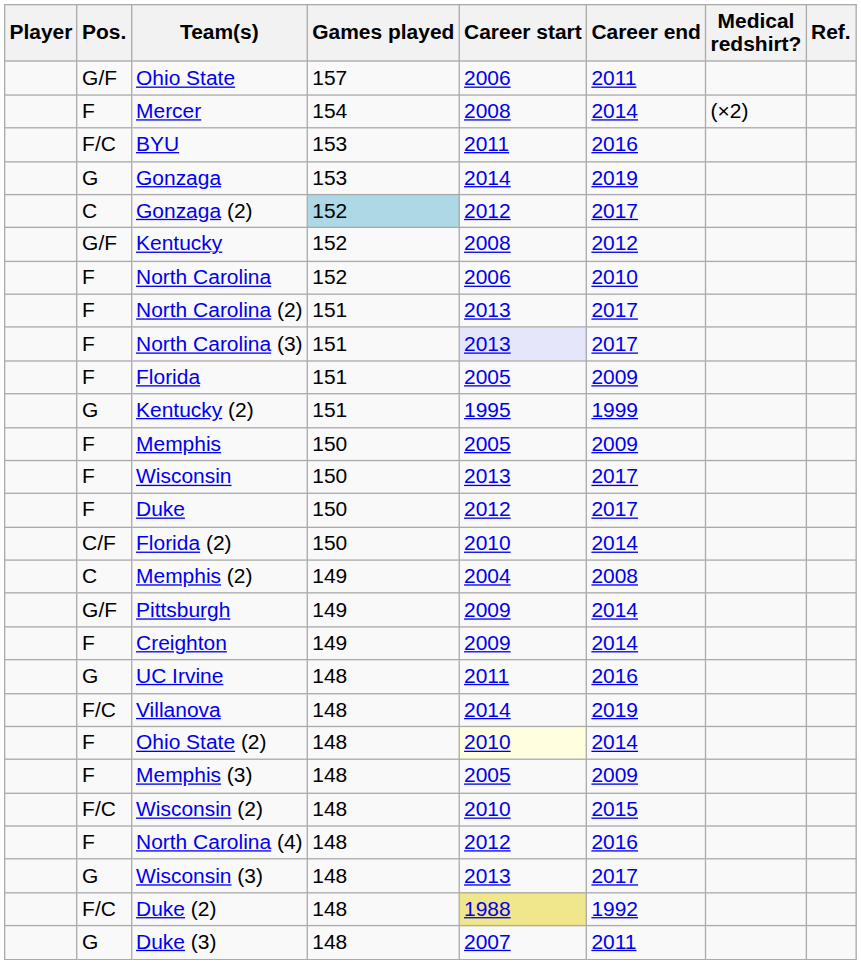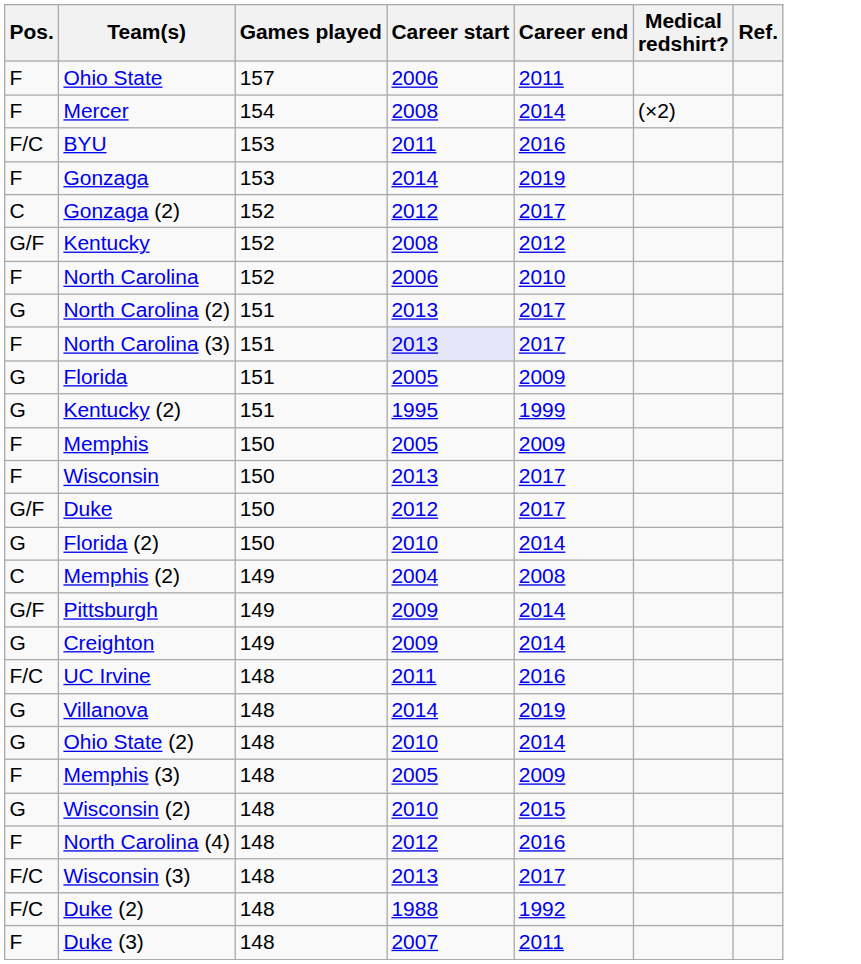- column: (41, 32)
(100, 77) G/F -> (16, 77) F
(90, 177) G -> (16, 177) F
(330, 210) lightblue background -> (257, 210) no background
(88, 310) F -> (18, 310) G
(88, 377) F -> (18, 377) G
(88, 510) F -> (27, 510) G/F
(99, 543) C/F -> (18, 543) G
(88, 643) F -> (18, 643) G
(90, 676) G -> (26, 676) F/C
(99, 709) F/C -> (18, 709) G
(88, 742) F -> (18, 742) G
(487, 742) lightyellow background -> (415, 742) no background
(99, 809) F/C -> (18, 809) G
(90, 875) G -> (26, 875) F/C
(487, 908) khaki background -> (415, 908) no background
(90, 942) G -> (16, 942) F
